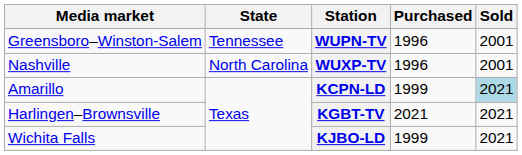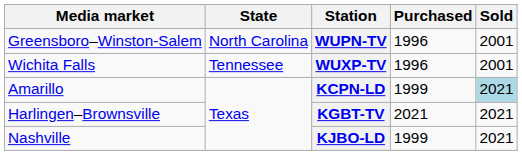(246, 41) Tennessee -> (258, 41) North Carolina
(39, 65) Nashville -> (52, 65) Wichita Falls
(258, 65) North Carolina -> (246, 65) Tennessee
(52, 138) Wichita Falls -> (39, 138) Nashville
